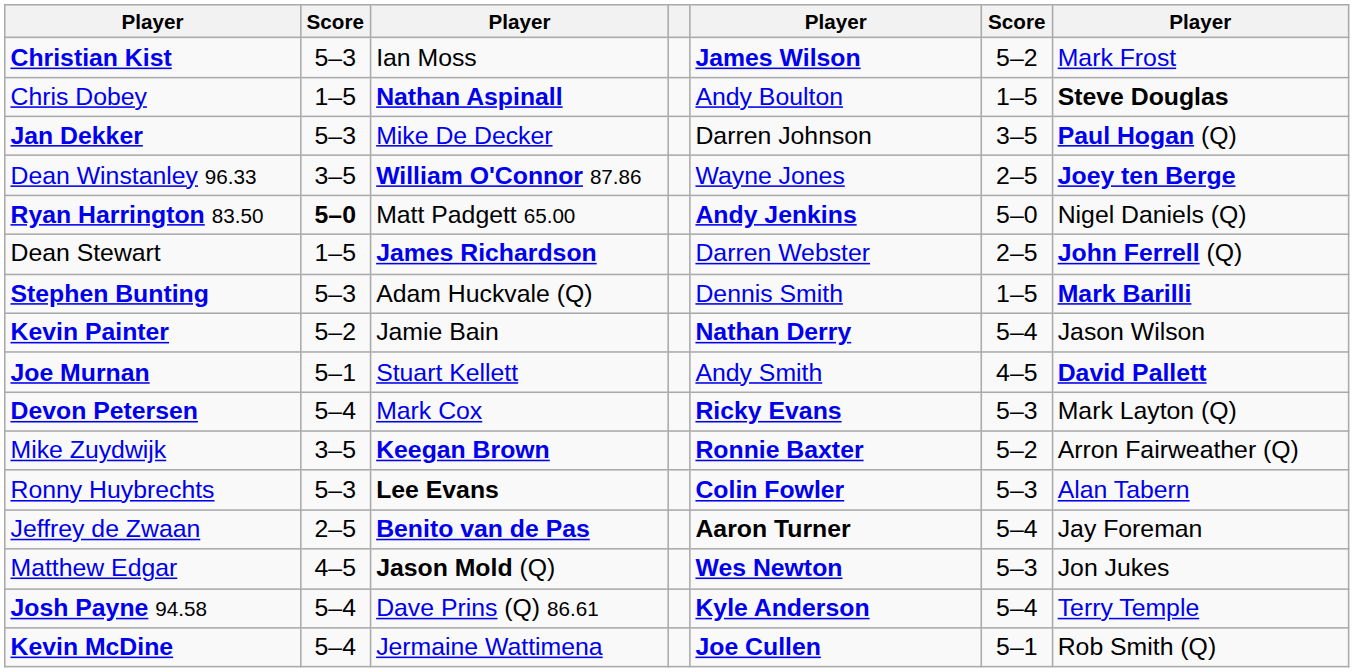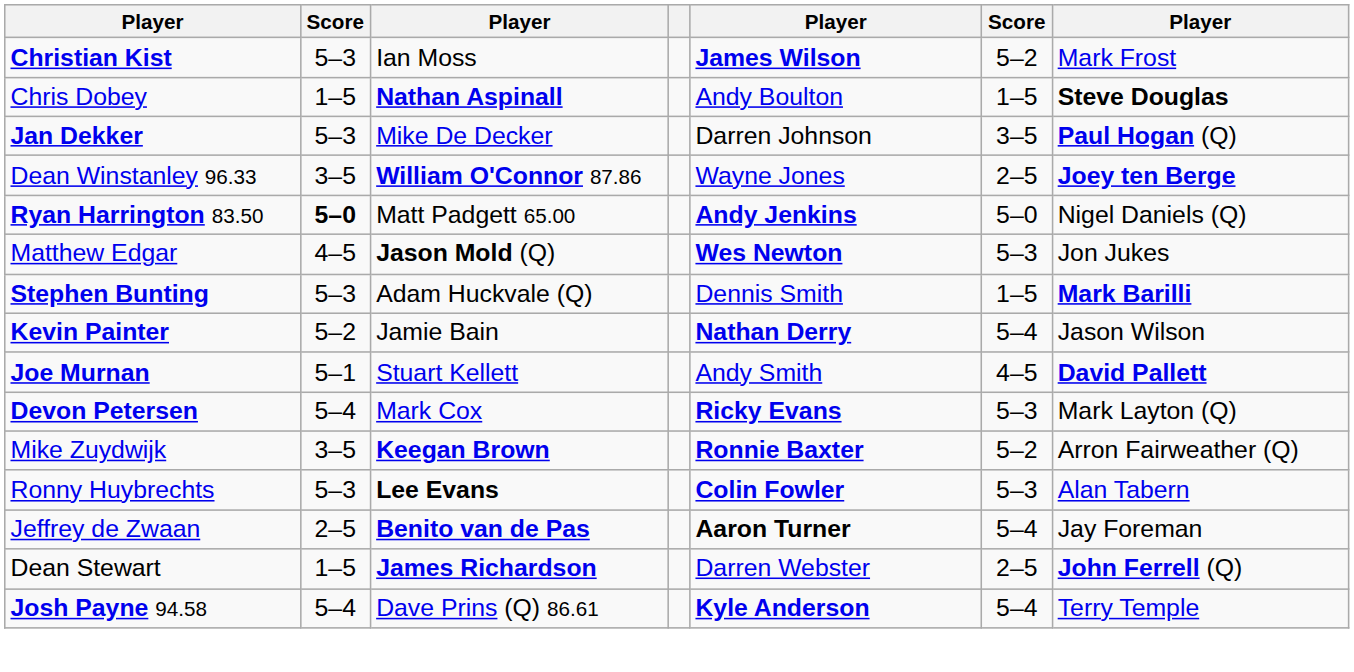rows swapped: (94, 568) <-> (86, 253)
- row: (92, 647)
